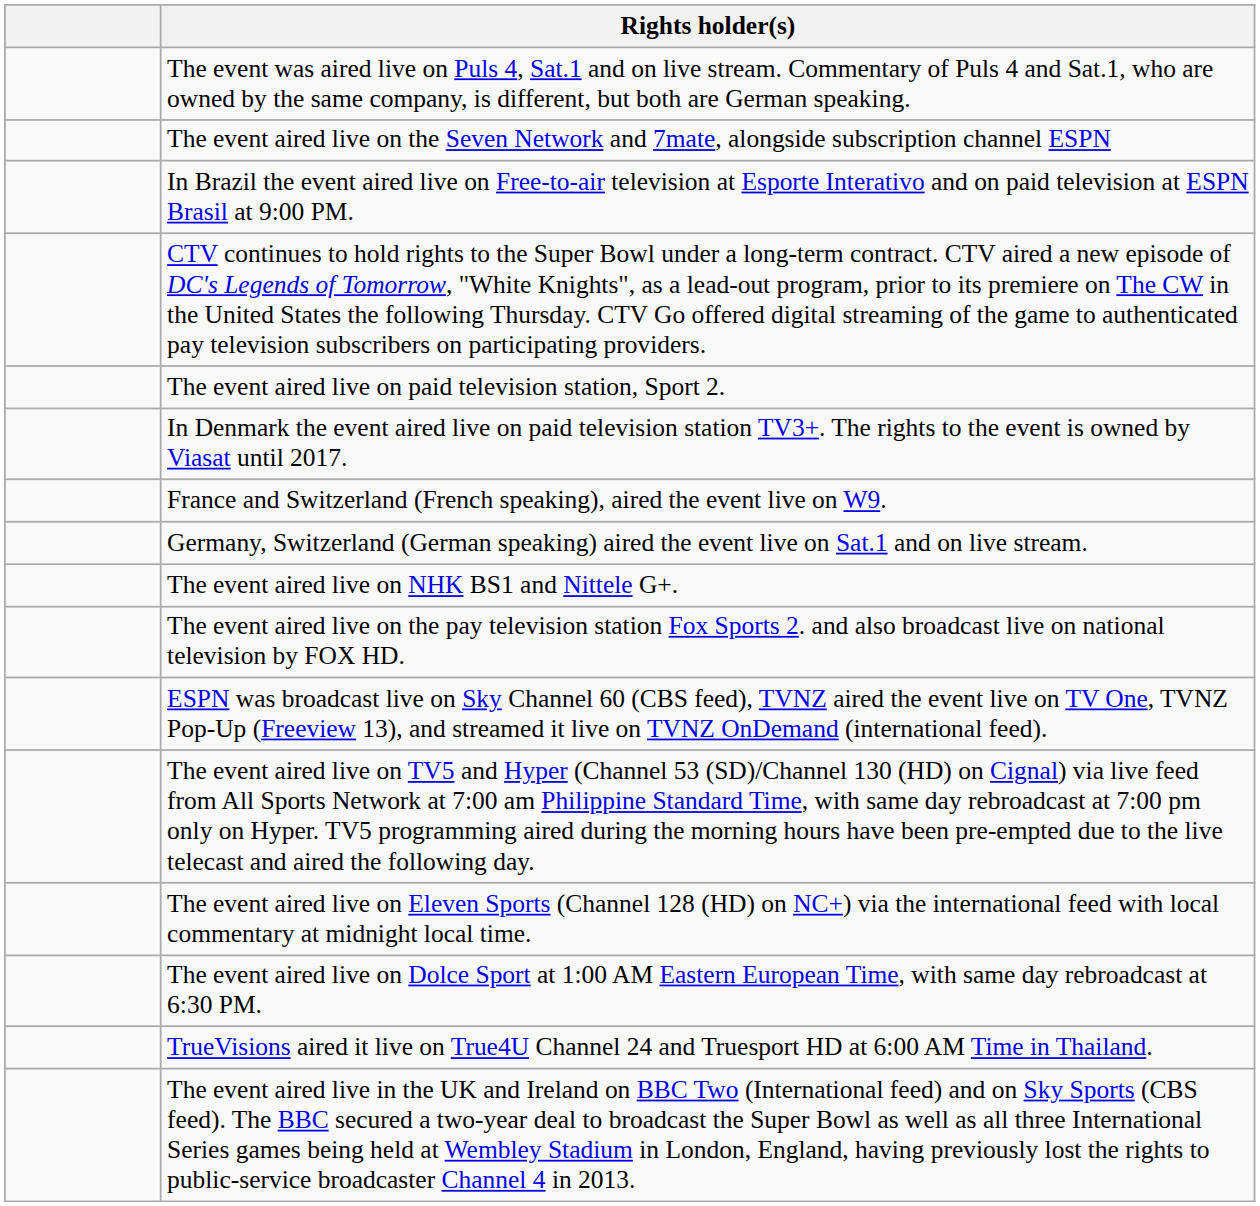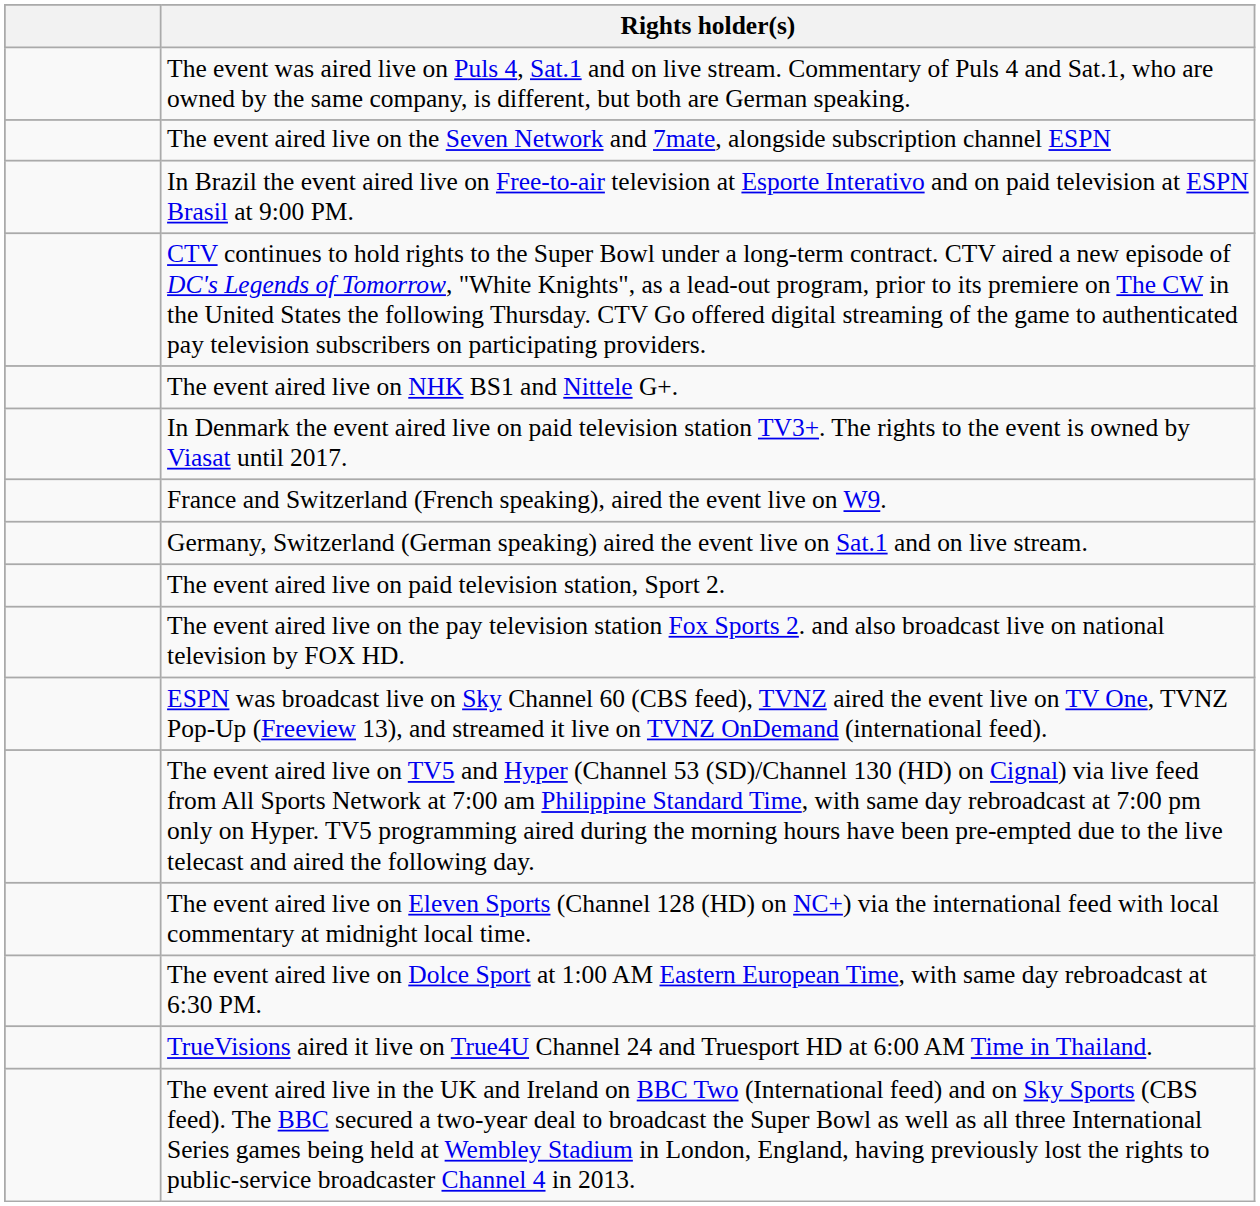rows swapped: (446, 386) <-> (423, 584)
